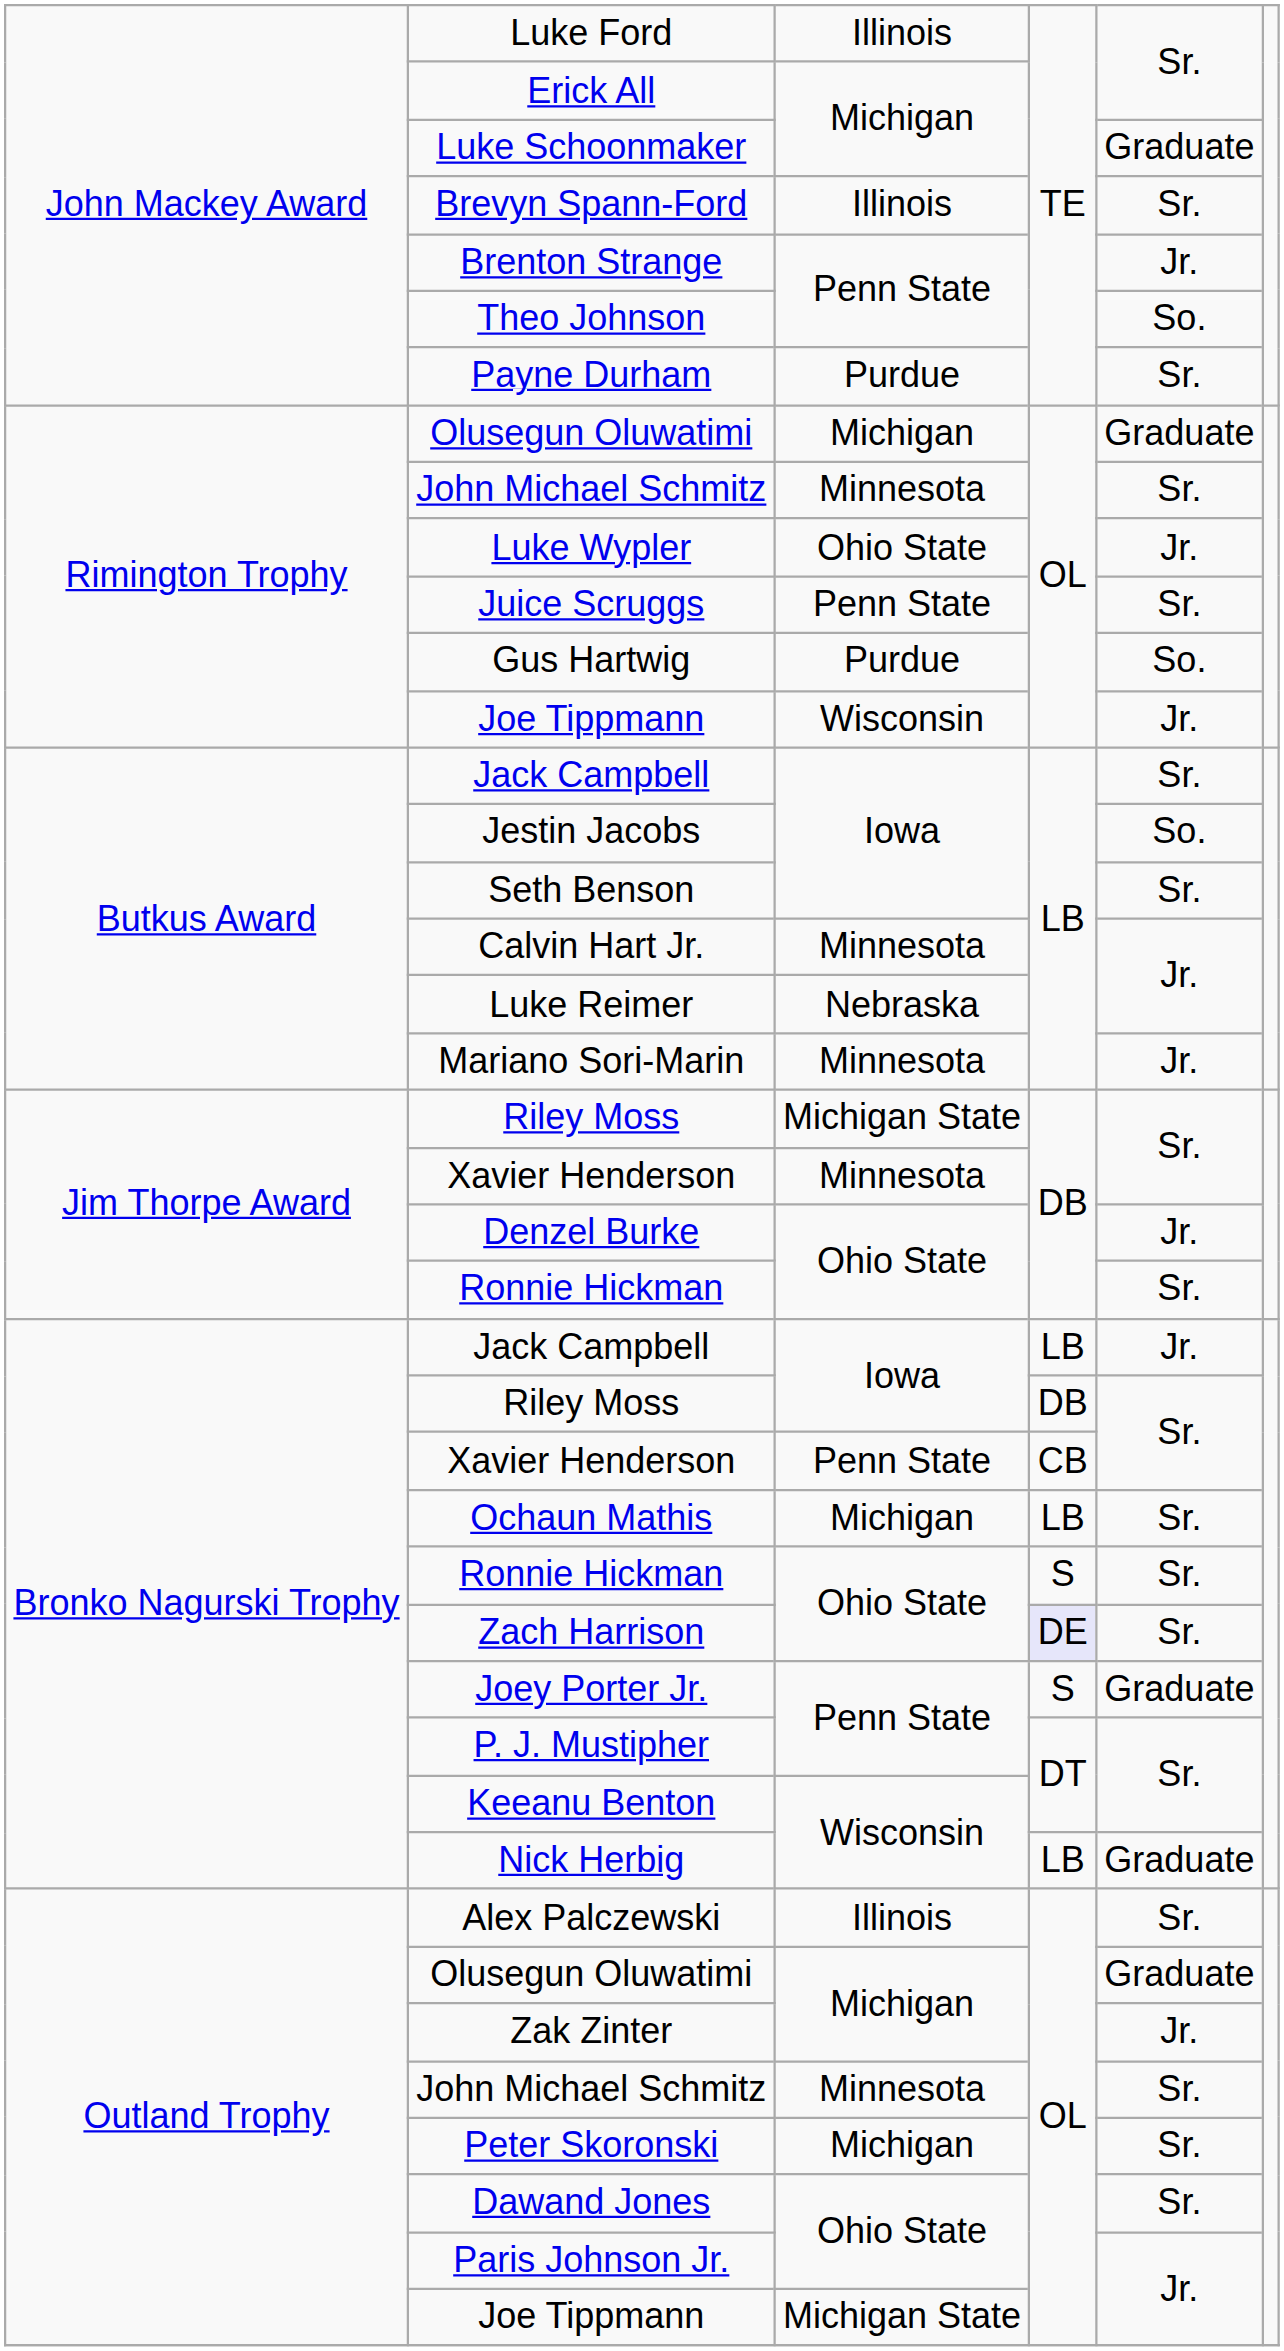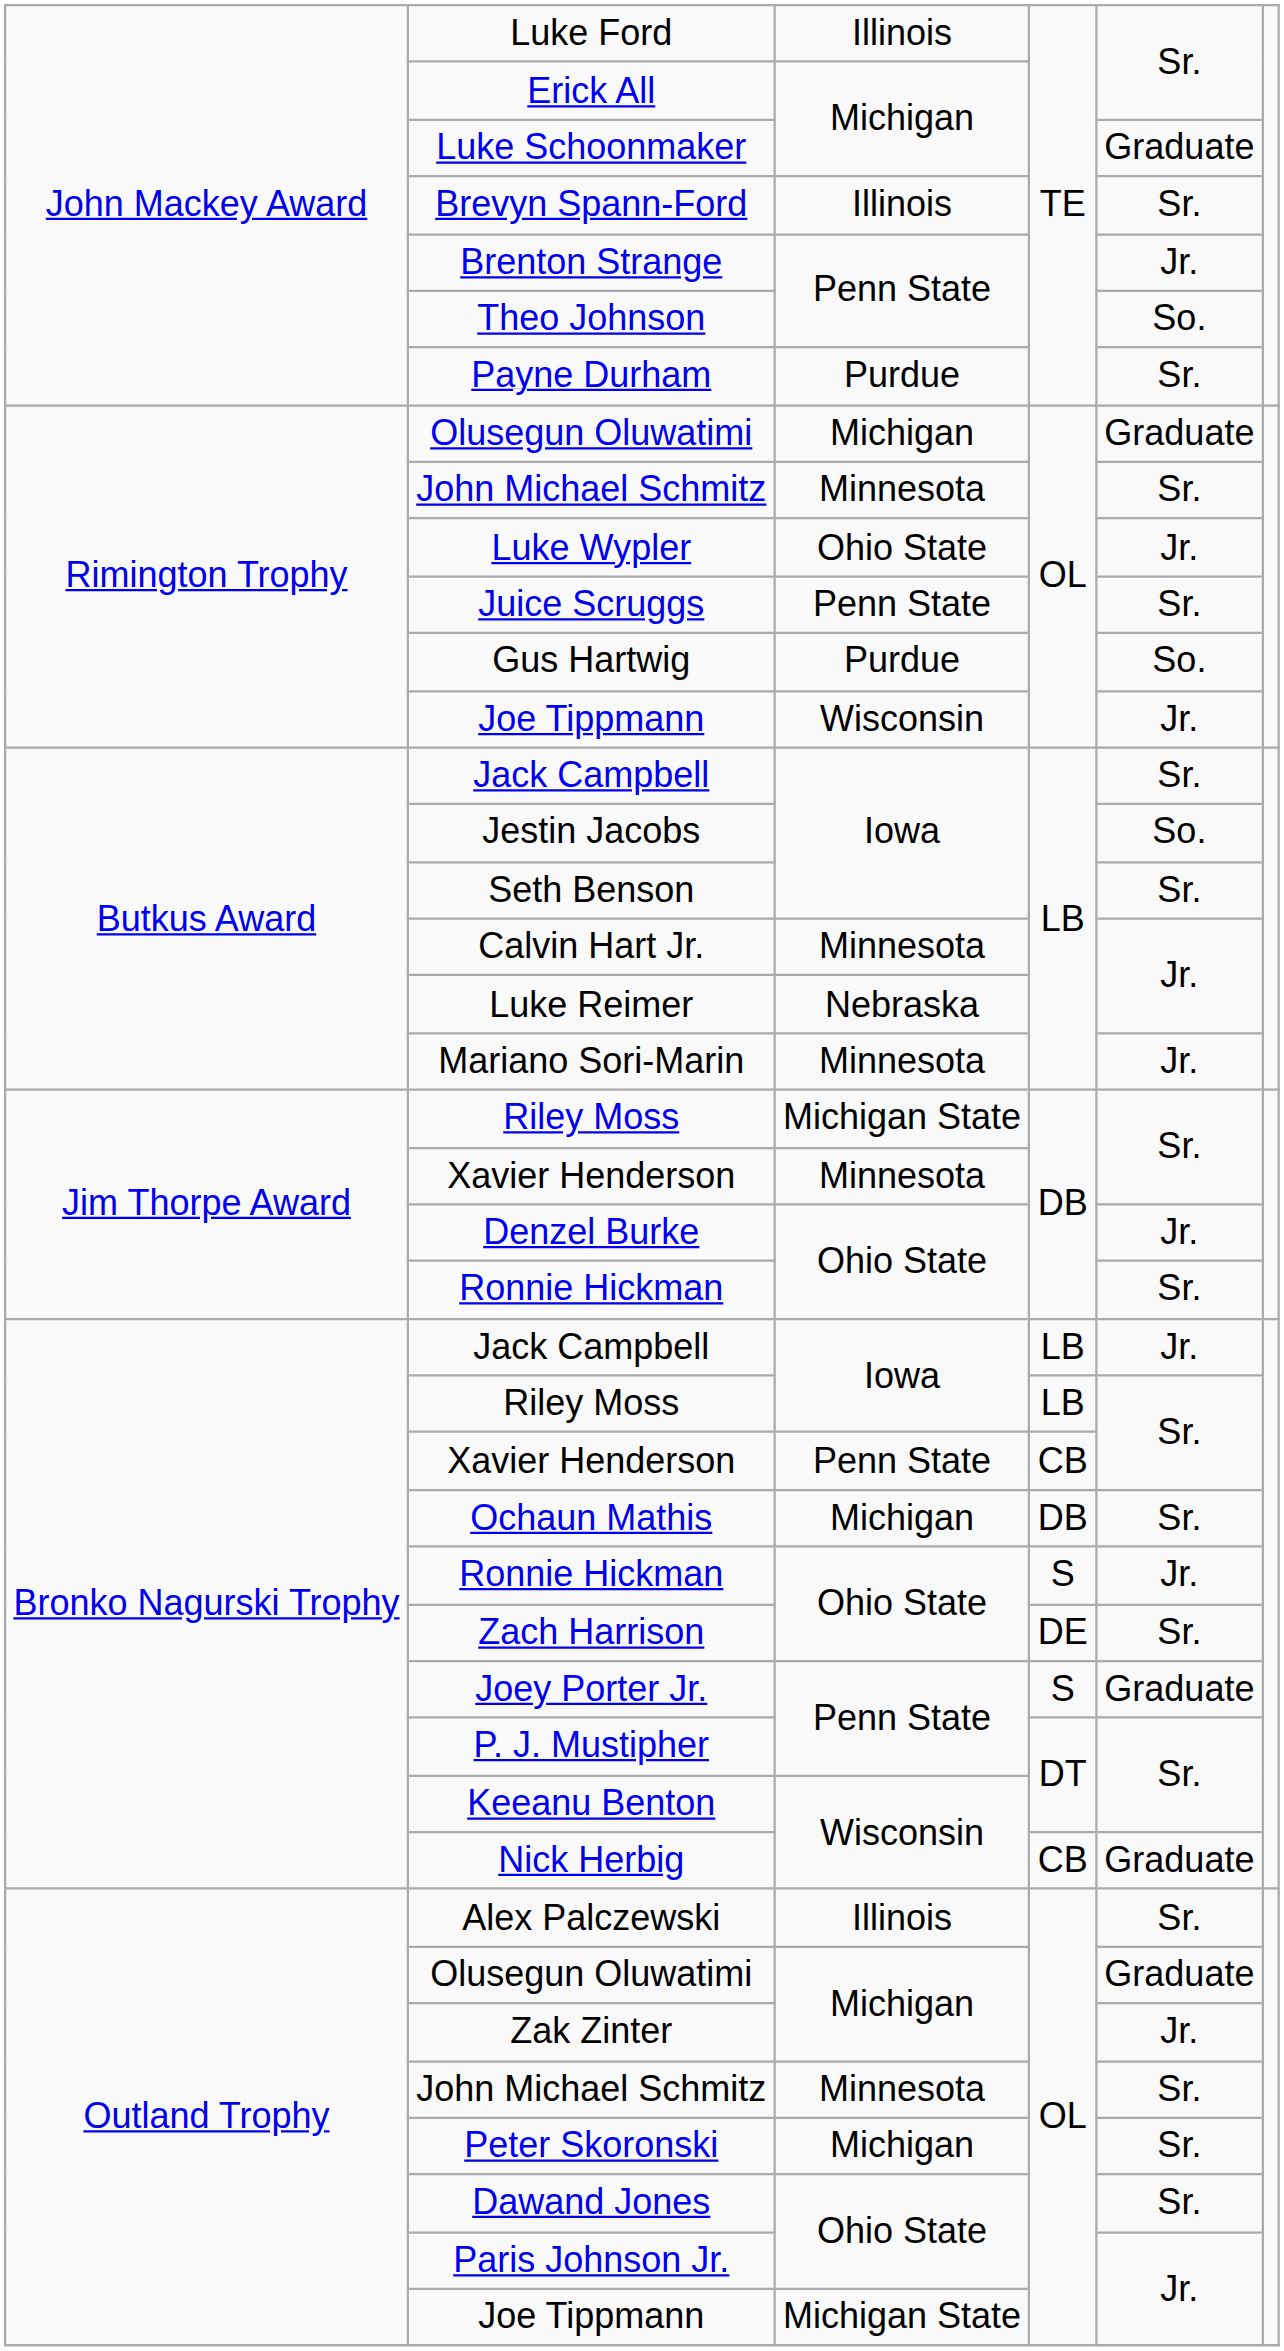(1063, 1403) DB -> (1063, 1403) LB
(1063, 1517) LB -> (1063, 1517) DB
(1179, 1574) Sr. -> (1179, 1574) Jr.
(1063, 1631) lavender background -> (1063, 1631) no background
(1063, 1860) LB -> (1063, 1860) CB
